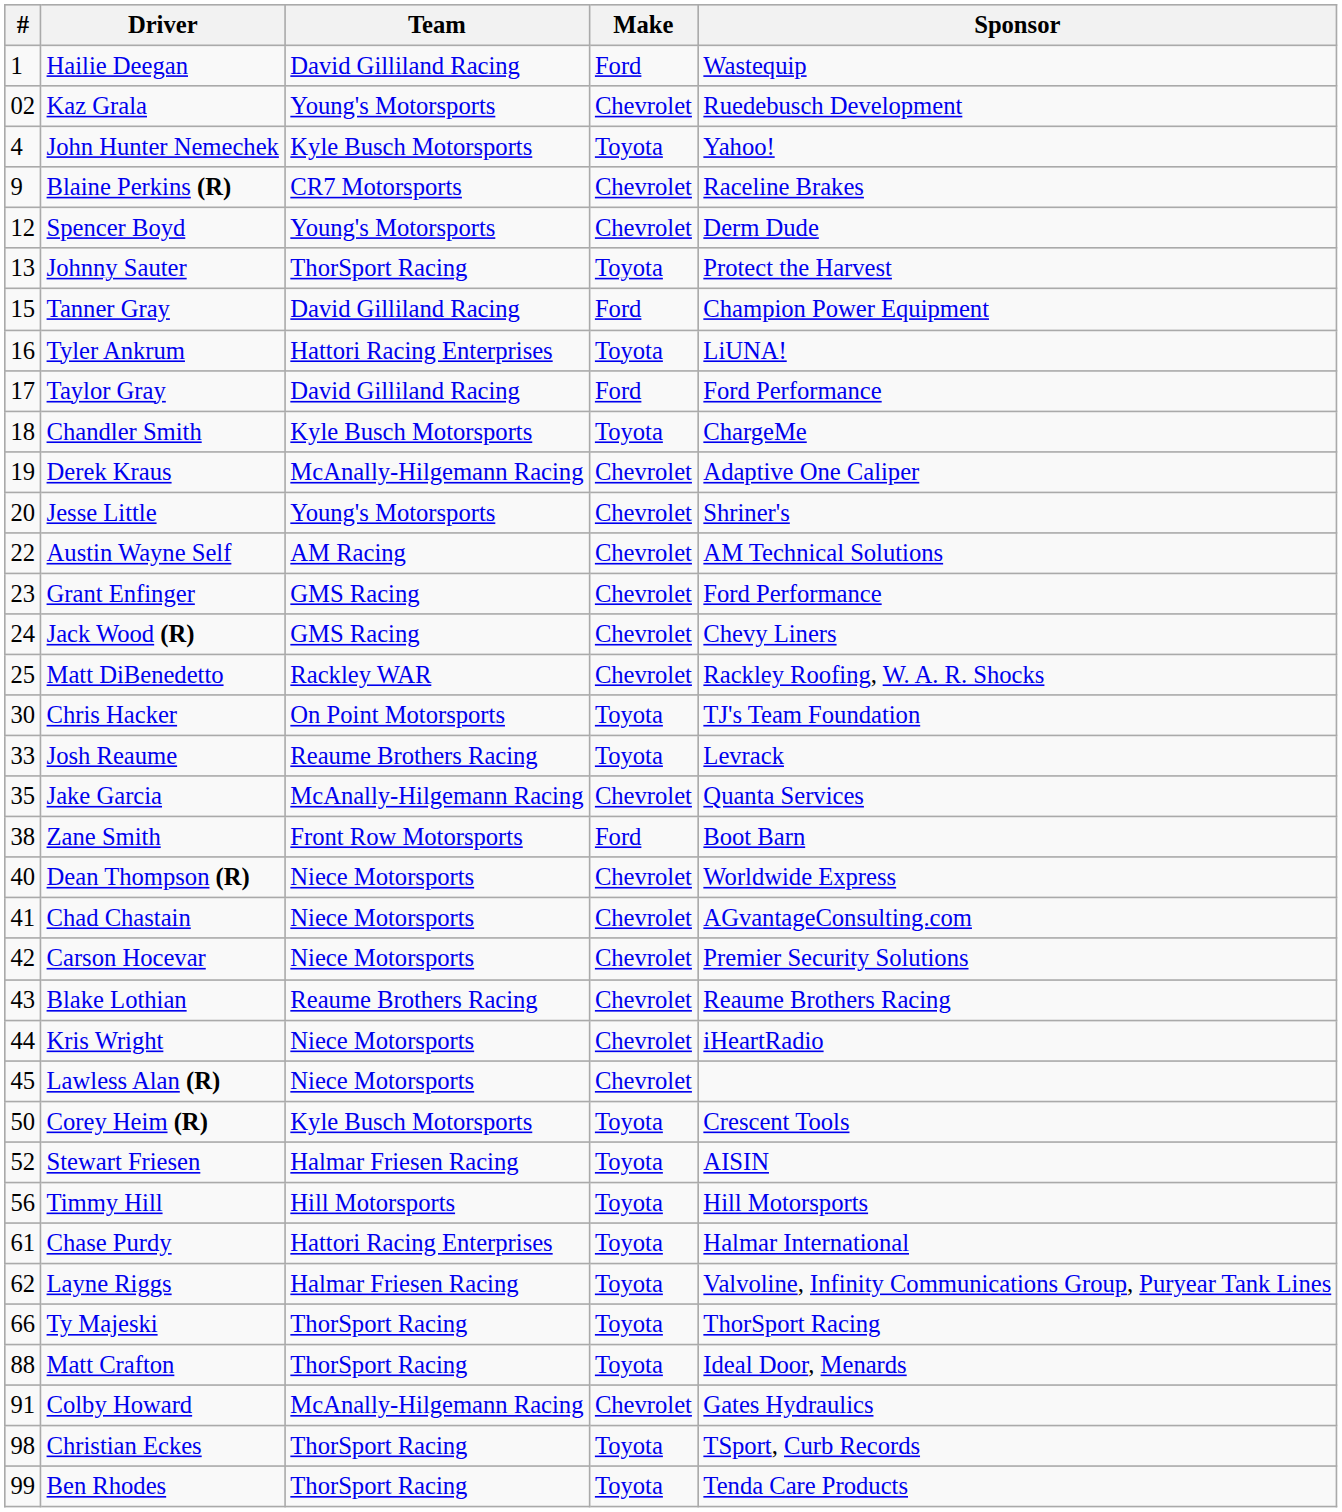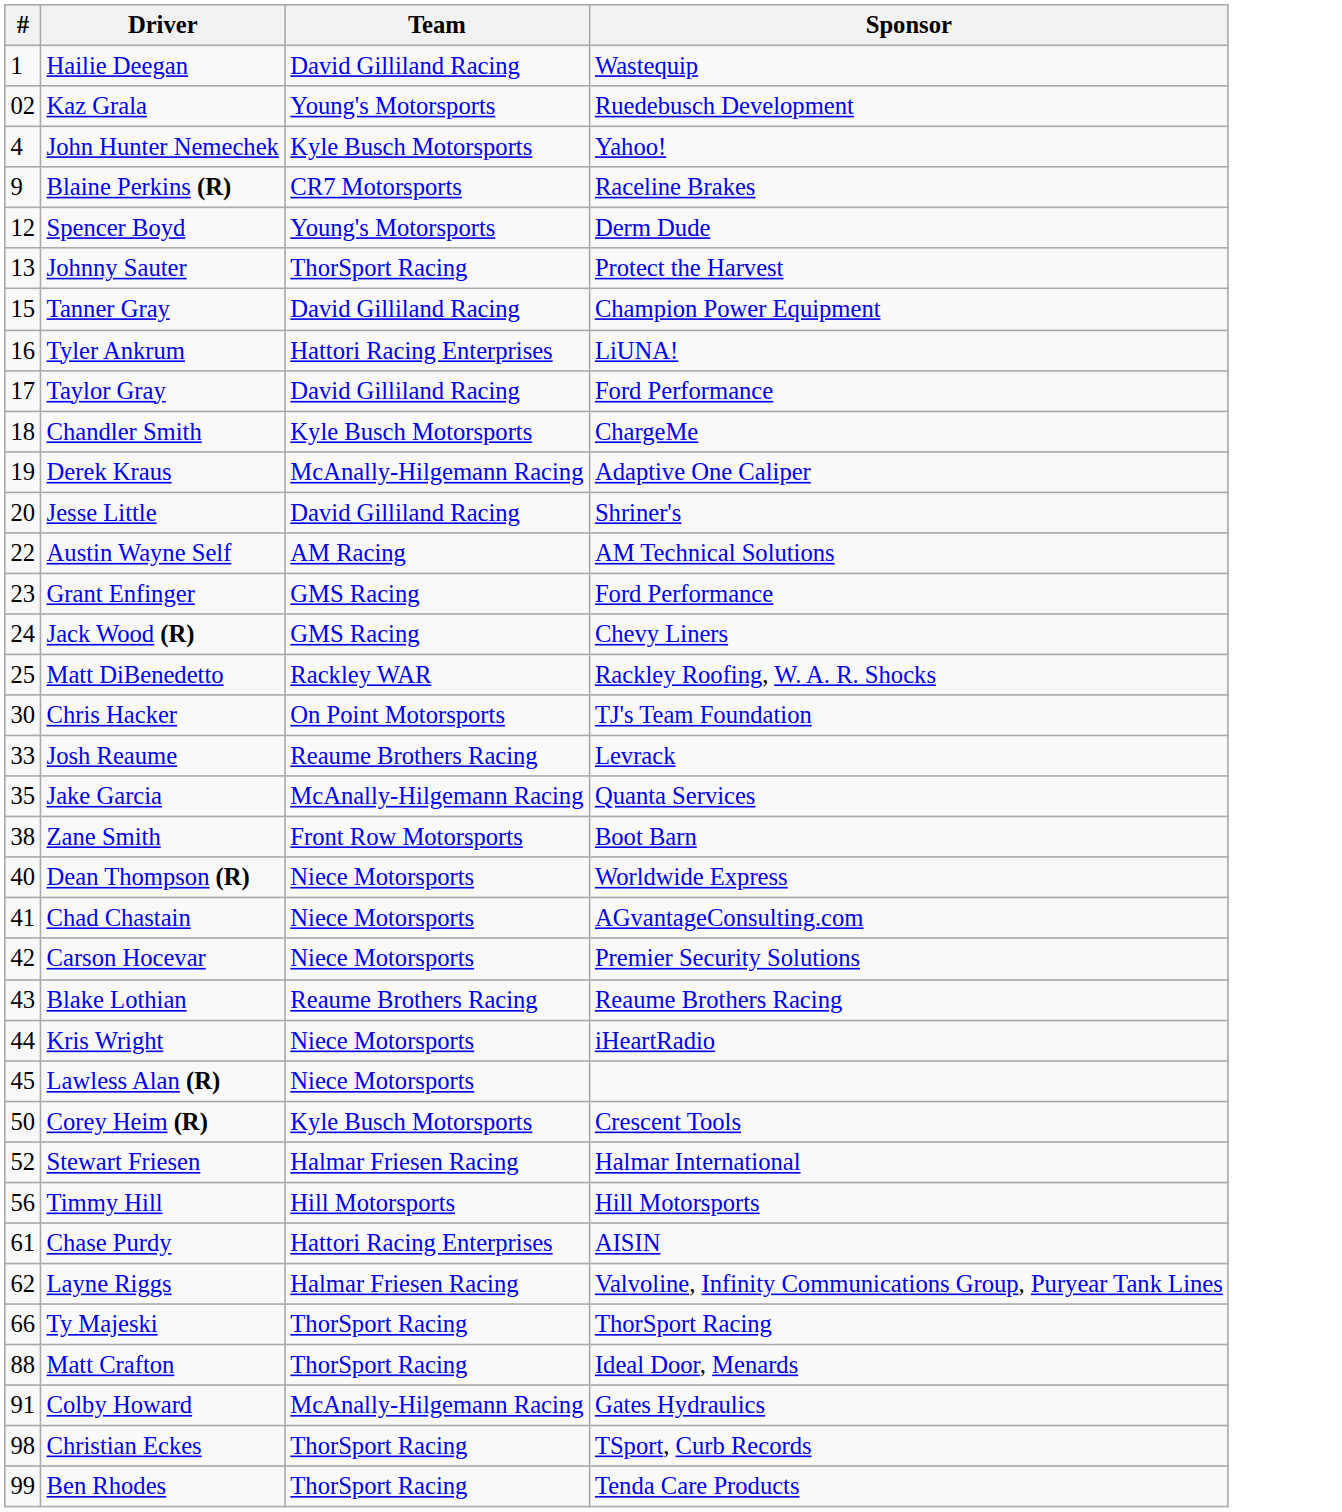- column: (643, 24)
(393, 512) Young's Motorsports -> (405, 512) David Gilliland Racing
(736, 1161) AISIN -> (698, 1161) Halmar International
(806, 1243) Halmar International -> (628, 1243) AISIN
